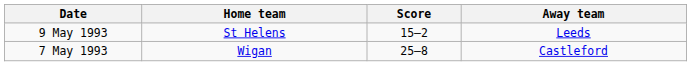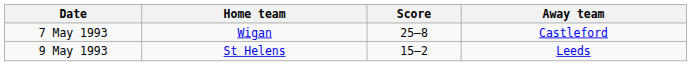rows swapped: (73, 51) <-> (73, 32)
